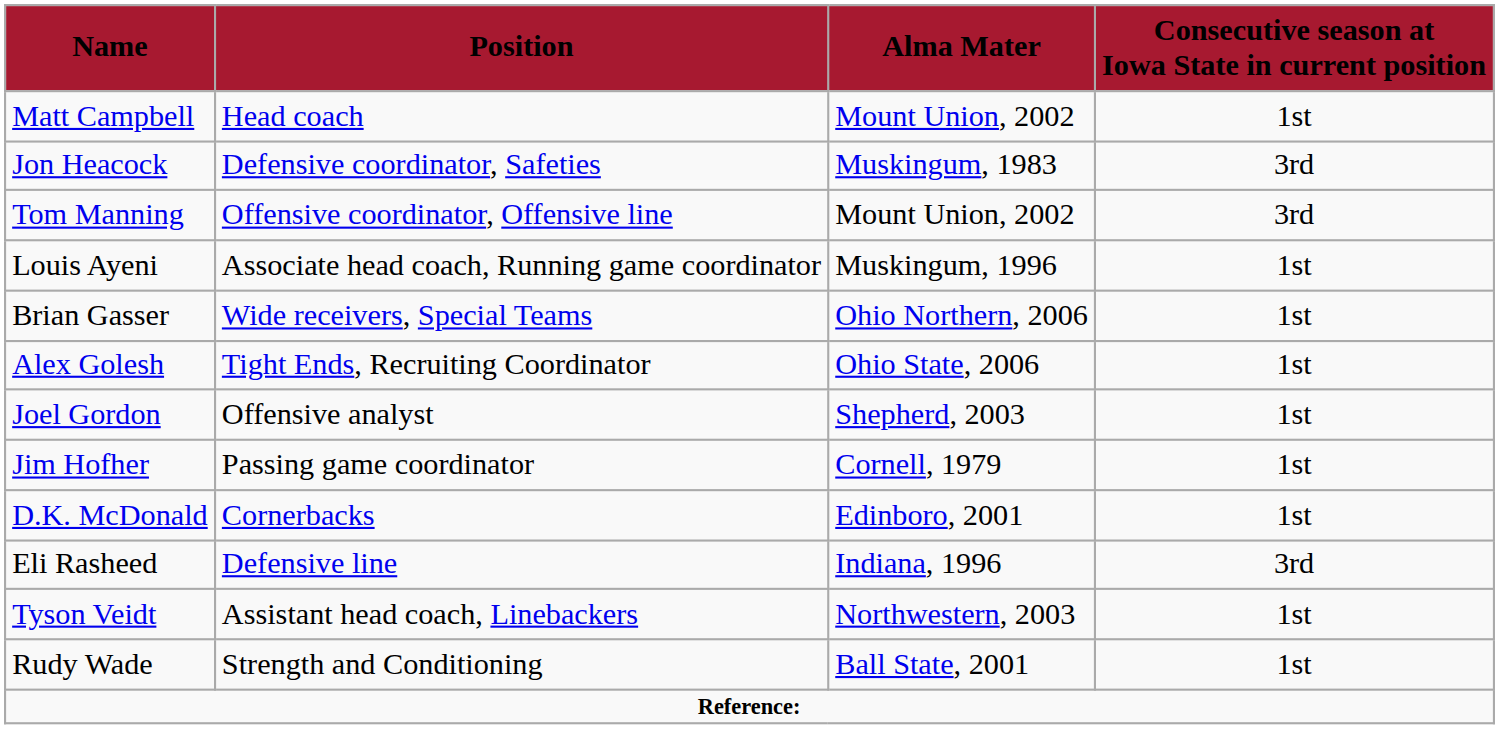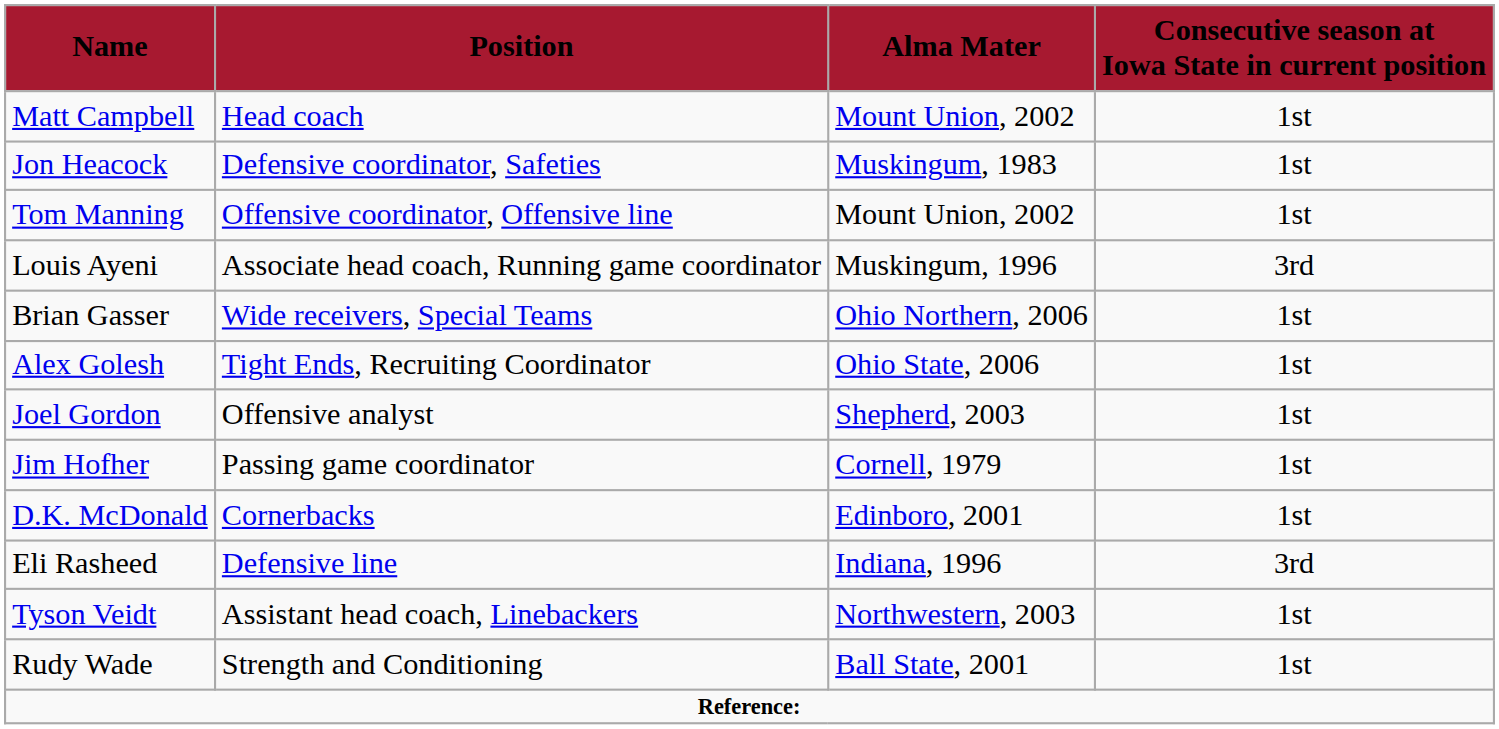(1294, 165) 3rd -> (1294, 165) 1st
(1294, 215) 3rd -> (1294, 215) 1st
(1294, 265) 1st -> (1294, 265) 3rd
